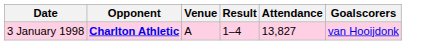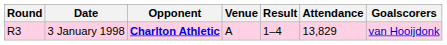+ column: (25, 13)
(279, 31) 13,827 -> (320, 31) 13,829
